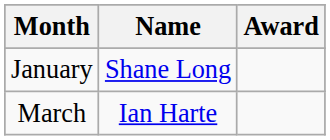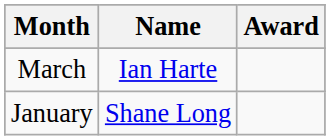rows swapped: (52, 69) <-> (52, 113)
